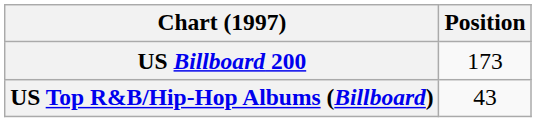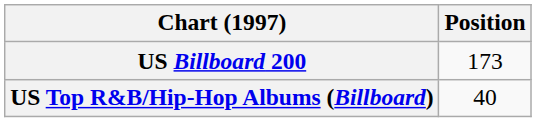(485, 97) 43 -> (485, 97) 40
